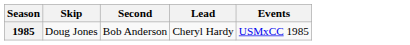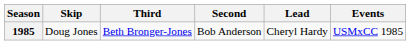+ column: (147, 13)
